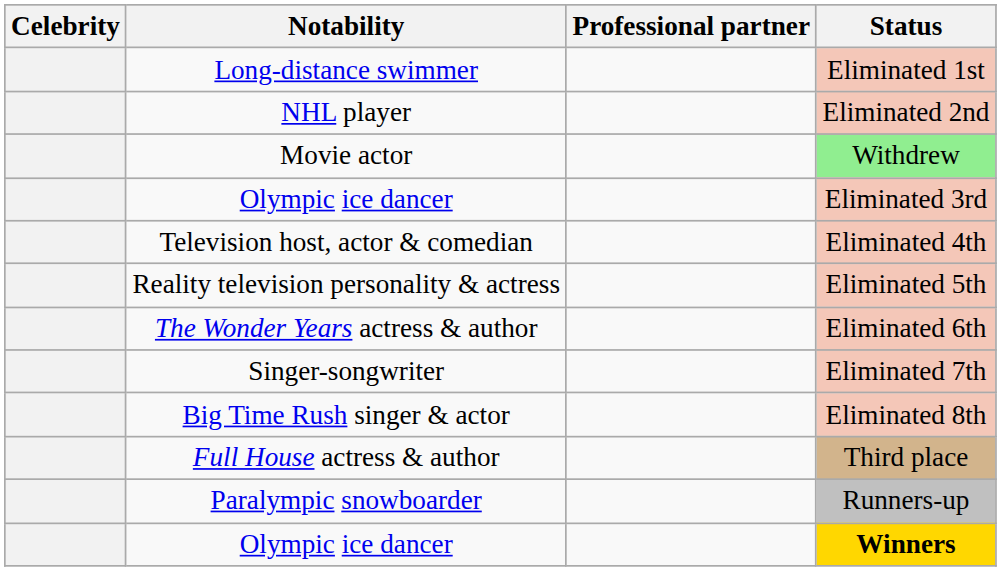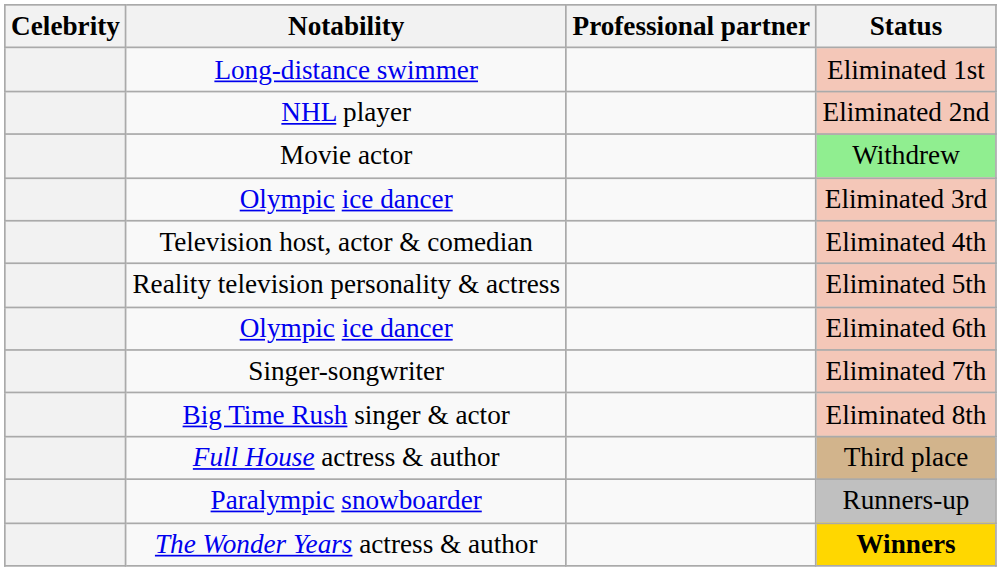(346, 328) The Wonder Years actress & author -> (346, 328) Olympic ice dancer
(346, 543) Olympic ice dancer -> (346, 543) The Wonder Years actress & author
